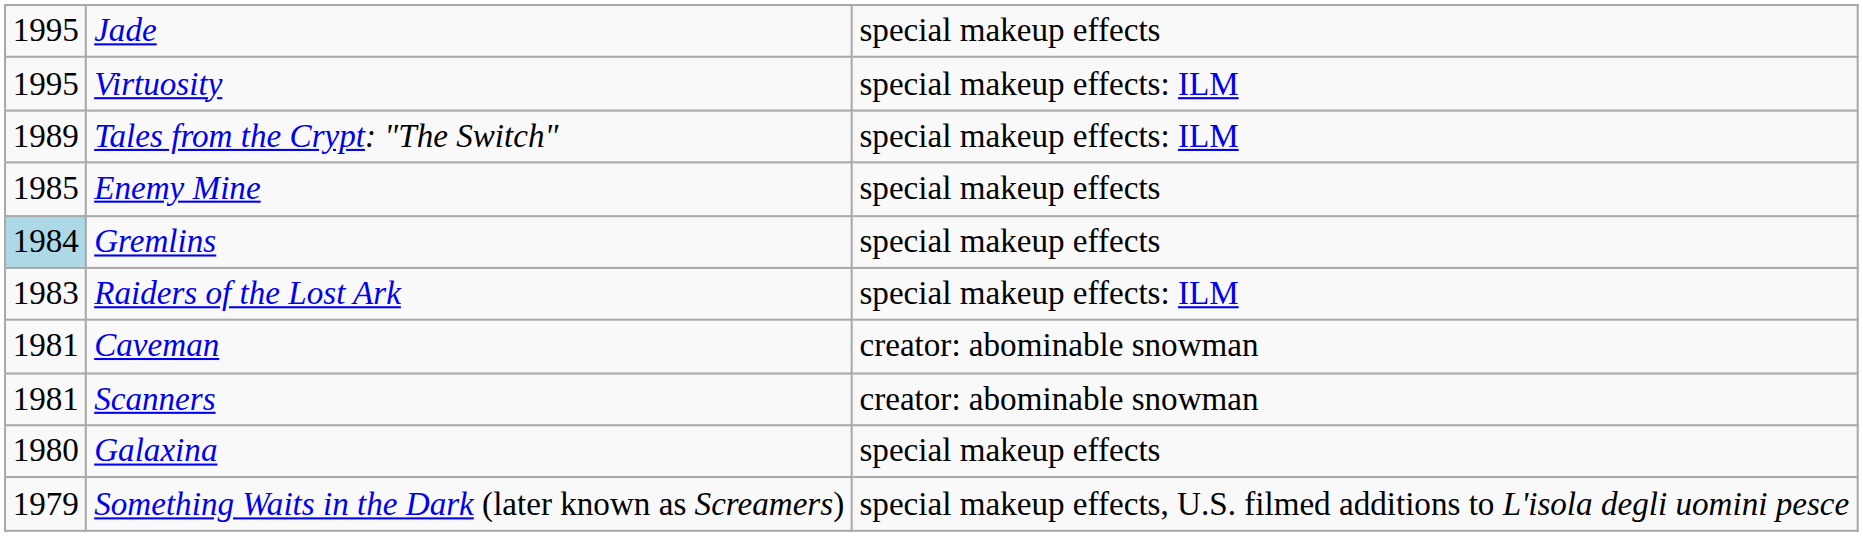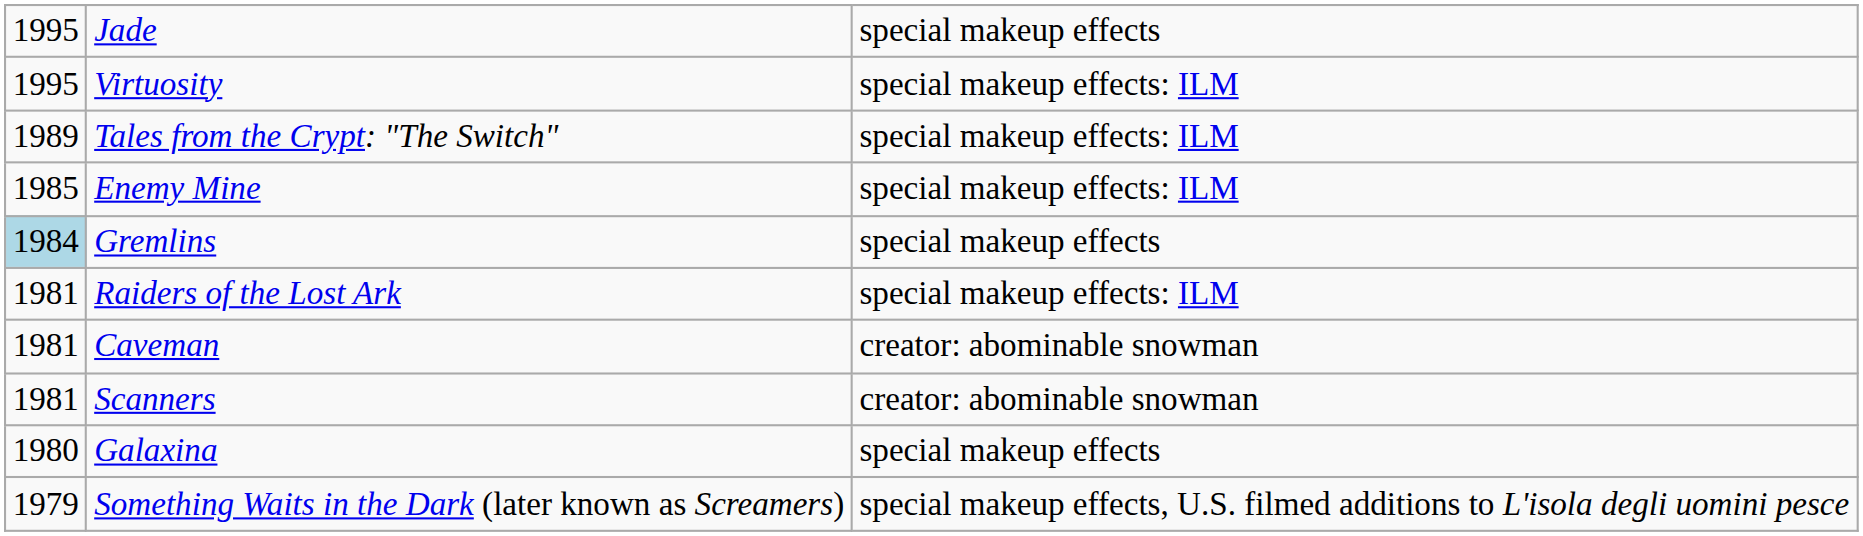(1010, 188) special makeup effects -> (1049, 188) special makeup effects: ILM
(46, 293) 1983 -> (46, 293) 1981
